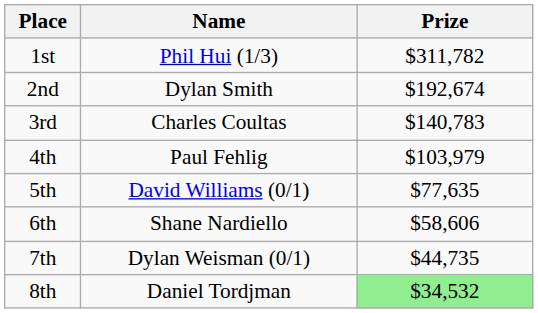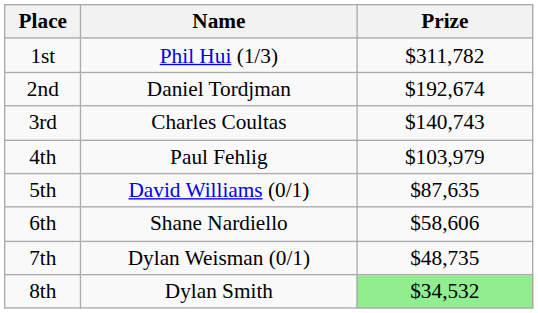(219, 88) Dylan Smith -> (219, 88) Daniel Tordjman
(445, 122) $140,783 -> (445, 122) $140,743
(445, 190) $77,635 -> (445, 190) $87,635
(445, 257) $44,735 -> (445, 257) $48,735
(219, 291) Daniel Tordjman -> (219, 291) Dylan Smith
